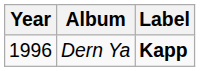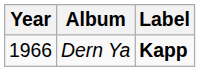(31, 50) 1996 -> (31, 50) 1966
